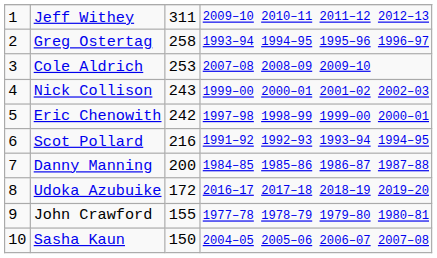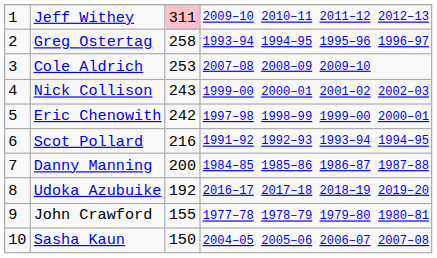(182, 17) no background -> (182, 17) pink background
(182, 191) 172 -> (182, 191) 192
